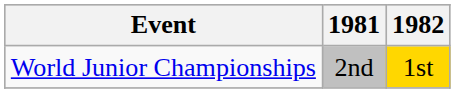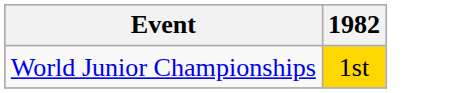- column: (354, 25)
